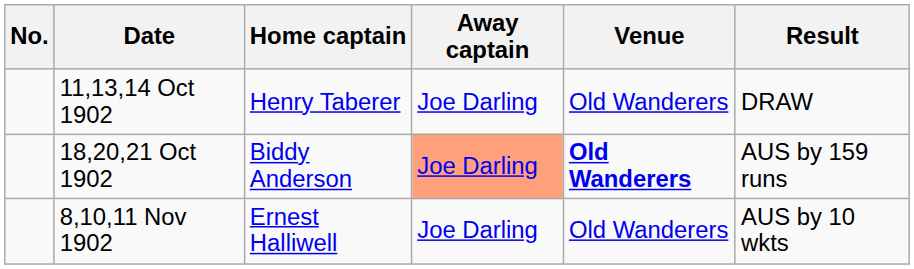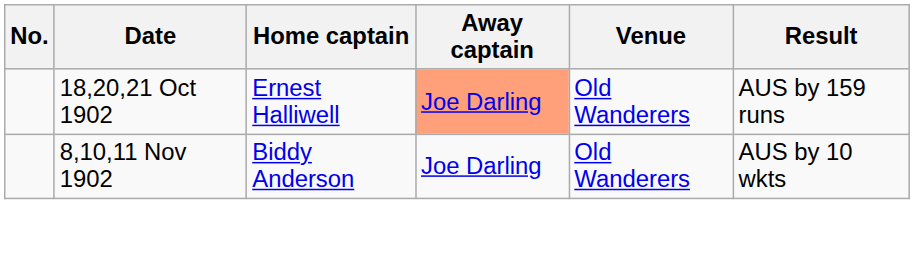- row: (127, 101)
(301, 166) Biddy Anderson -> (296, 101) Ernest Halliwell
(630, 166) bold -> (632, 101) normal
(294, 230) Ernest Halliwell -> (303, 166) Biddy Anderson
